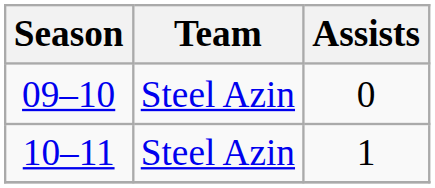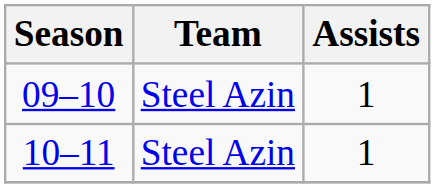(366, 93) 0 -> (366, 93) 1
